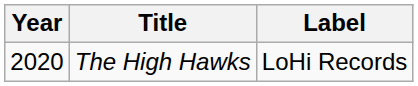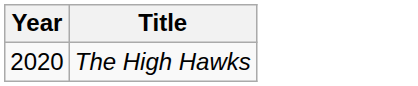- column: (335, 23)
